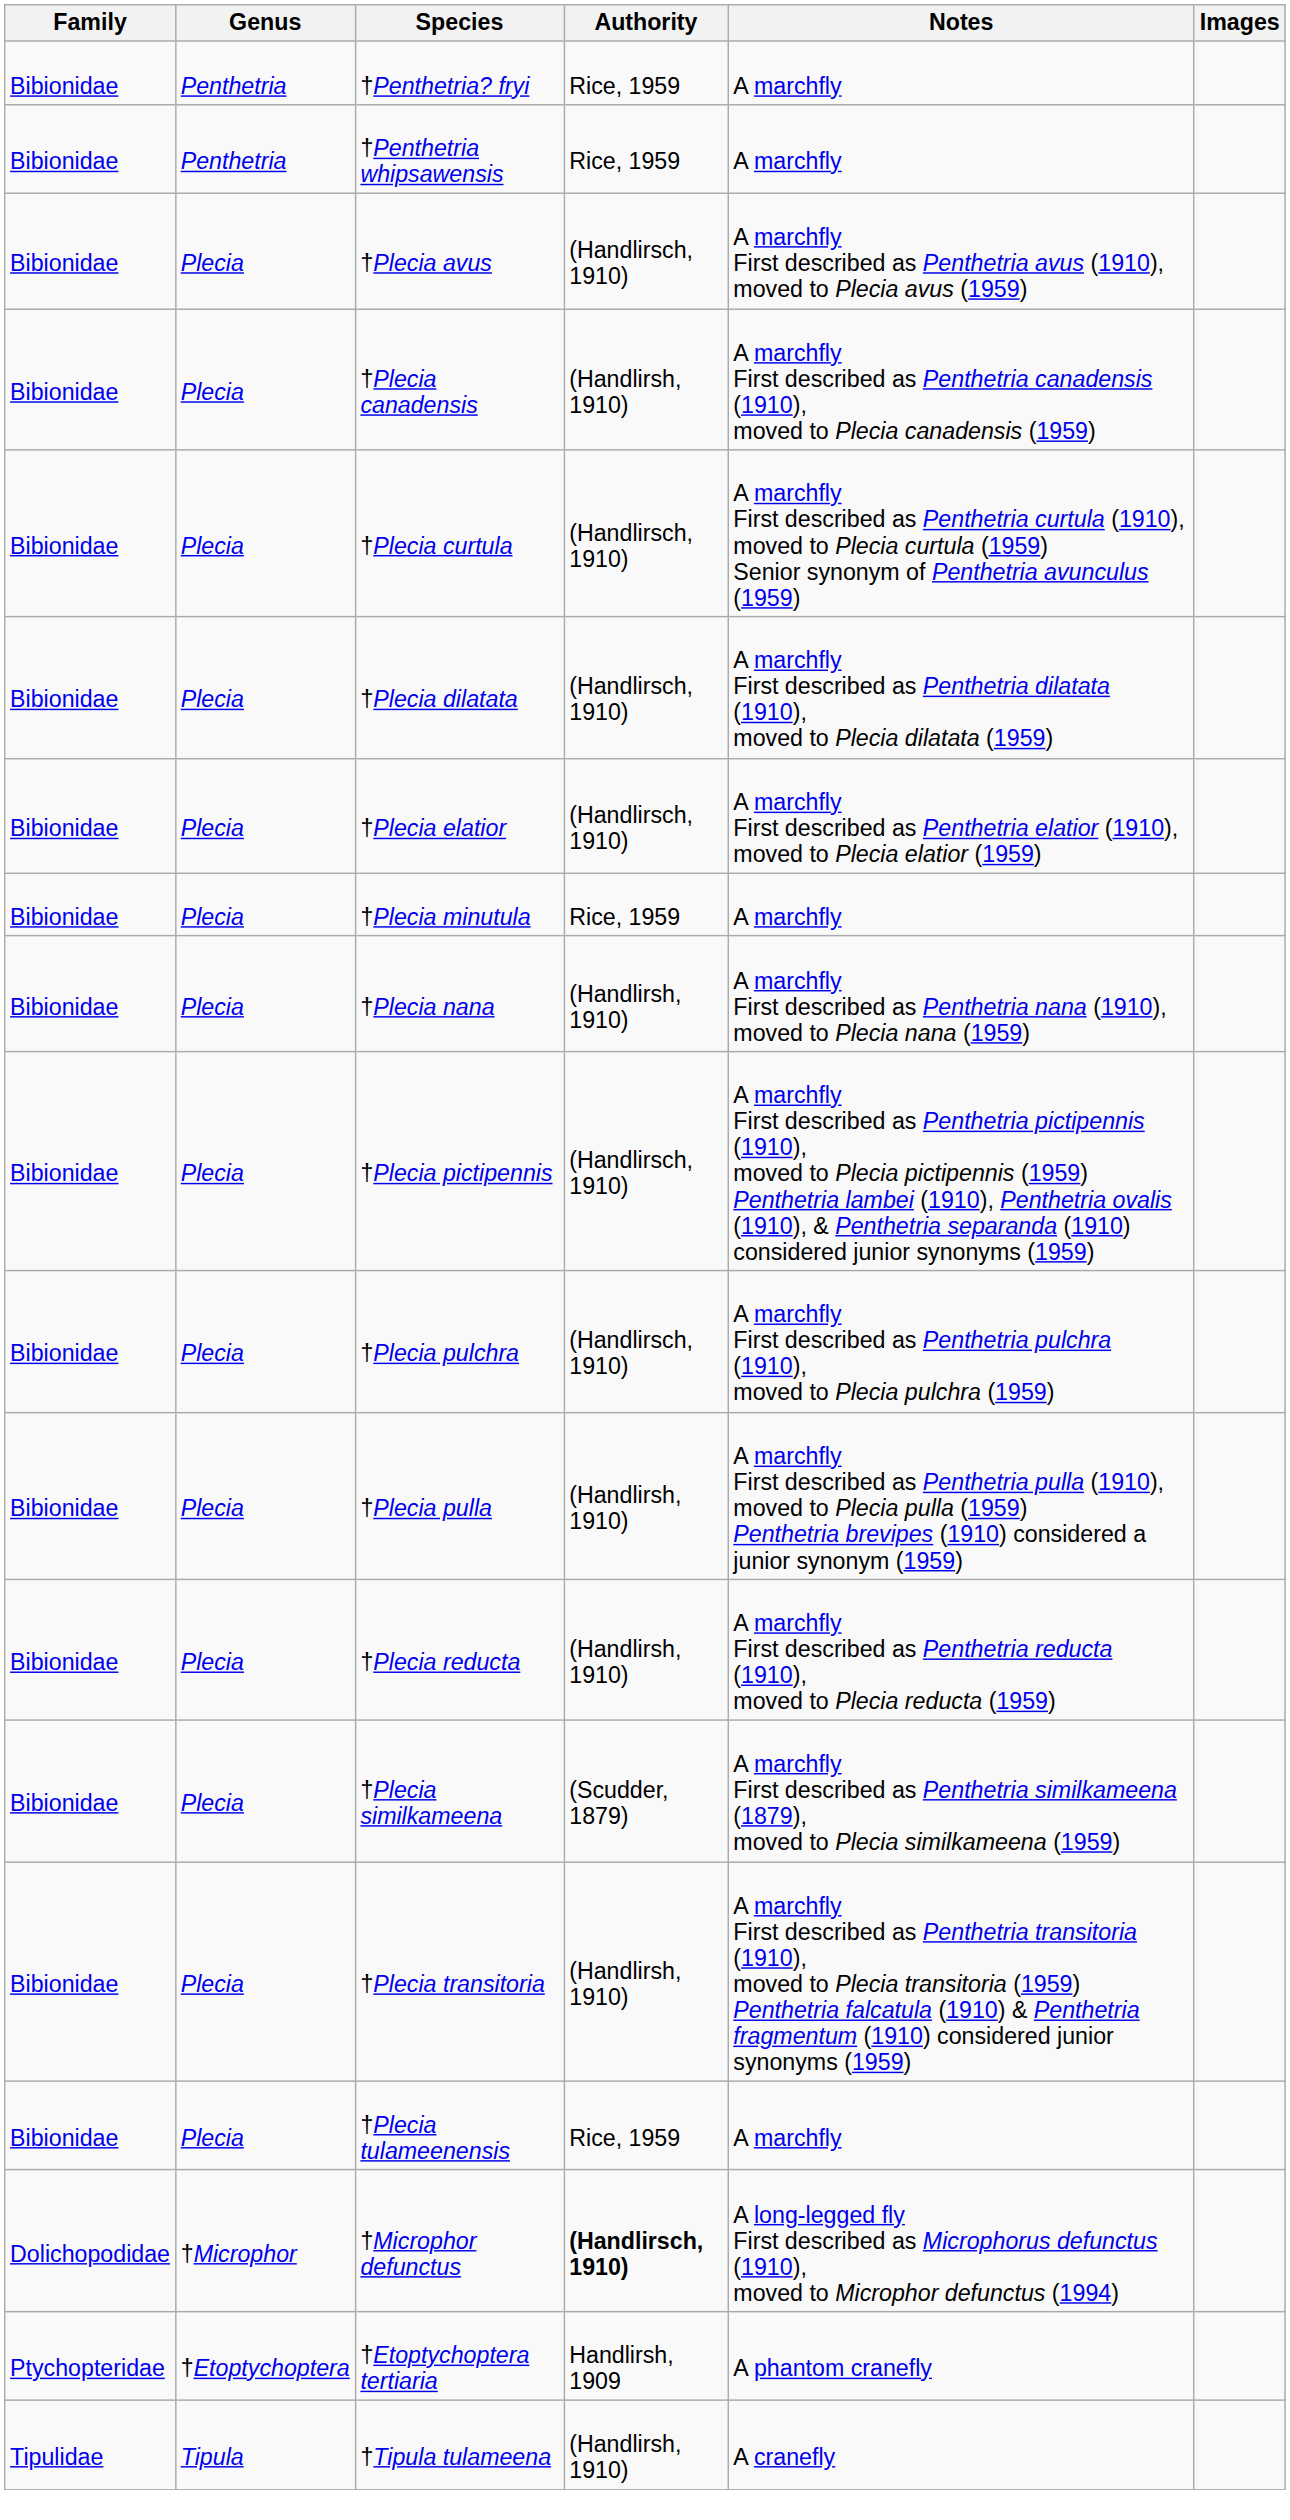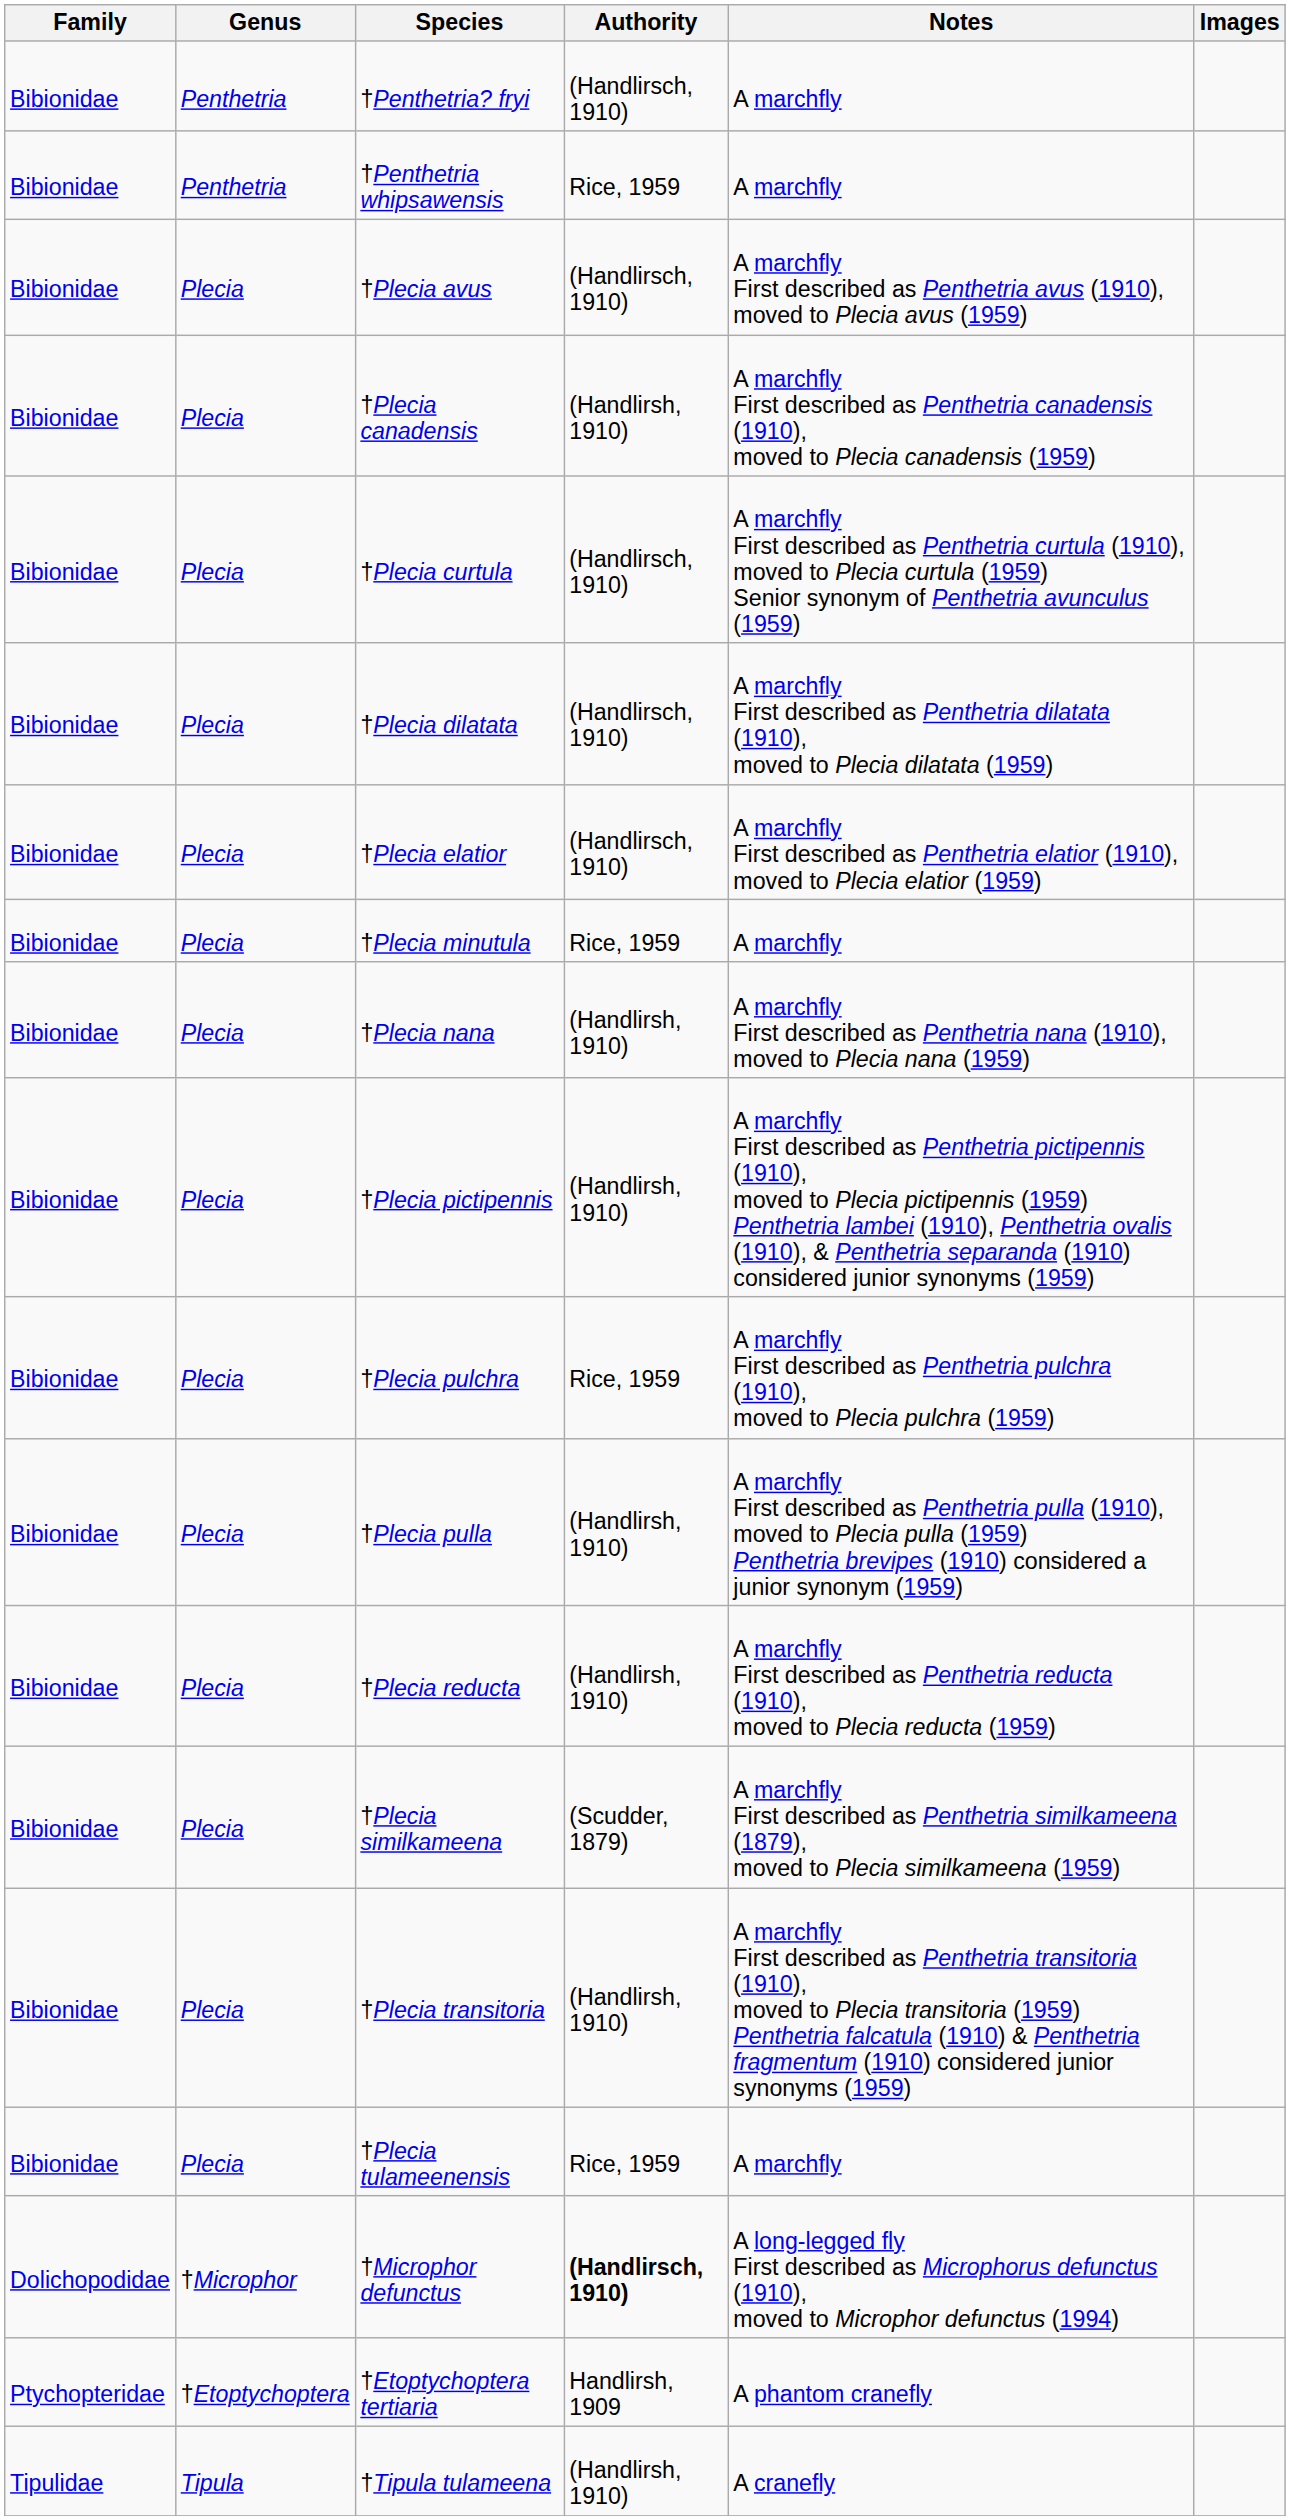(625, 85) Rice, 1959 -> (631, 98) (Handlirsch, 1910)
(631, 1173) (Handlirsch, 1910) -> (625, 1199) (Handlirsh, 1910)
(631, 1354) (Handlirsch, 1910) -> (625, 1380) Rice, 1959
